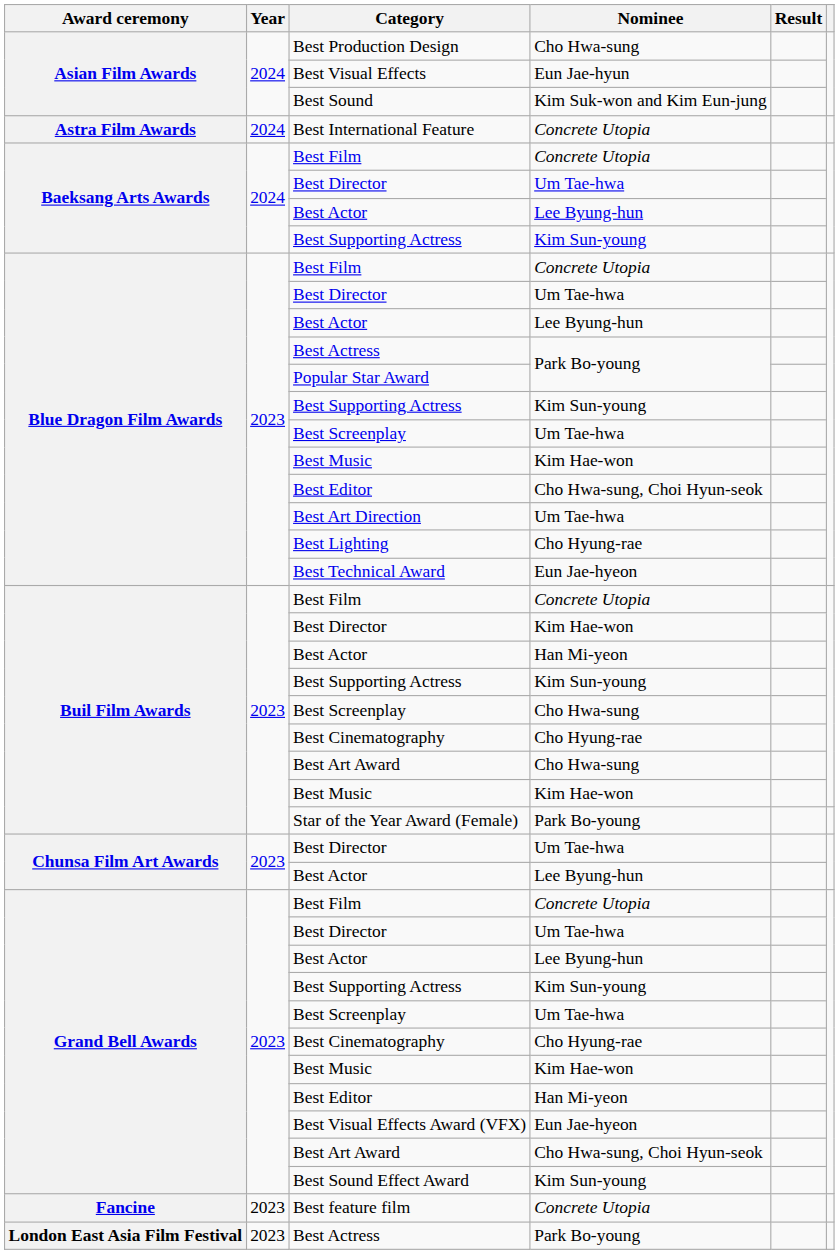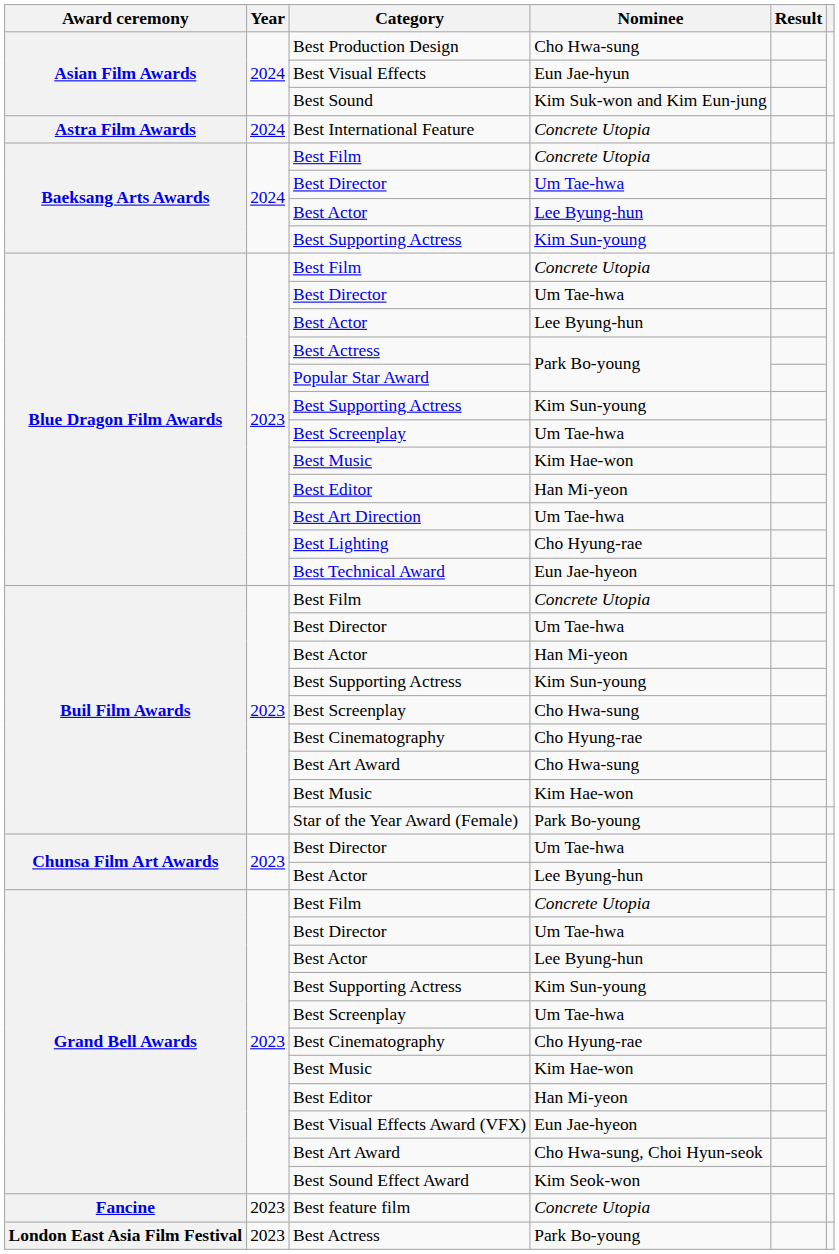(649, 488) Cho Hwa-sung, Choi Hyun-seok -> (581, 488) Han Mi-yeon
(584, 626) Kim Hae-won -> (579, 626) Um Tae-hwa
(590, 1179) Kim Sun-young -> (587, 1179) Kim Seok-won
